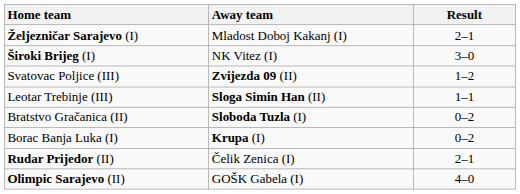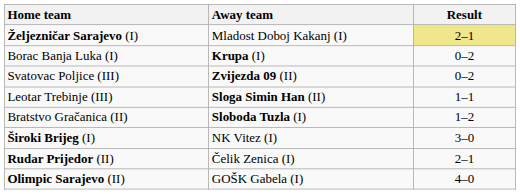(464, 35) no background -> (464, 35) khaki background
rows swapped: (51, 55) <-> (63, 138)
(464, 76) 1–2 -> (464, 76) 0–2
(464, 117) 0–2 -> (464, 117) 1–2
